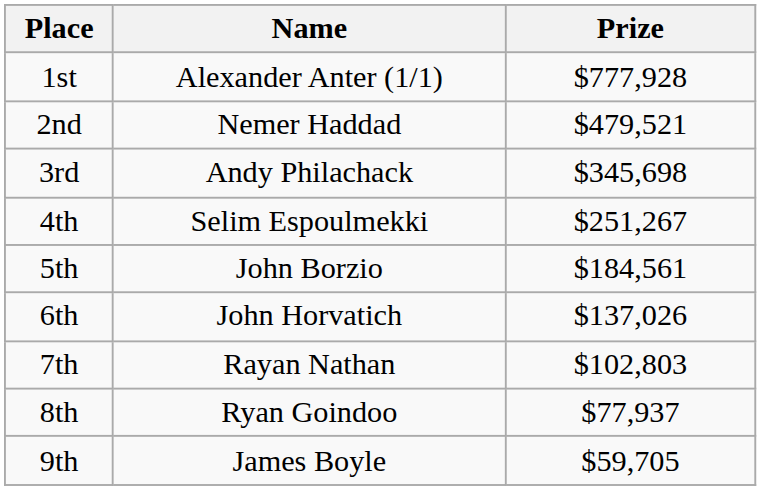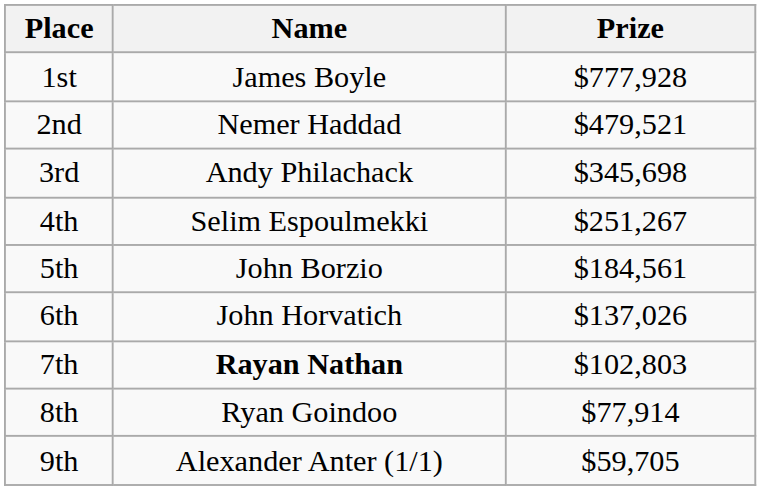(309, 76) Alexander Anter (1/1) -> (309, 76) James Boyle
(309, 364) normal -> (309, 364) bold
(630, 412) $77,937 -> (630, 412) $77,914
(309, 460) James Boyle -> (309, 460) Alexander Anter (1/1)
